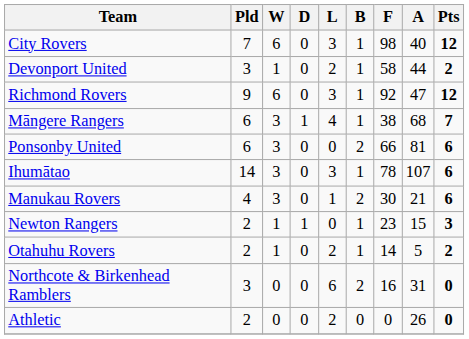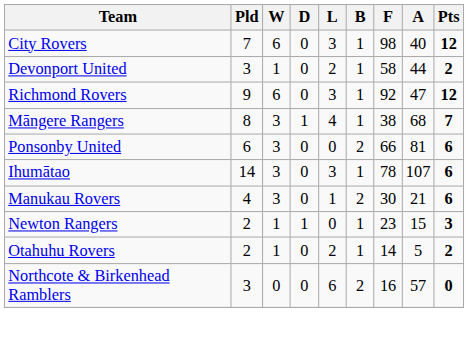(247, 120) 6 -> (247, 120) 8
(418, 285) 31 -> (418, 285) 57
- row: (35, 320)
